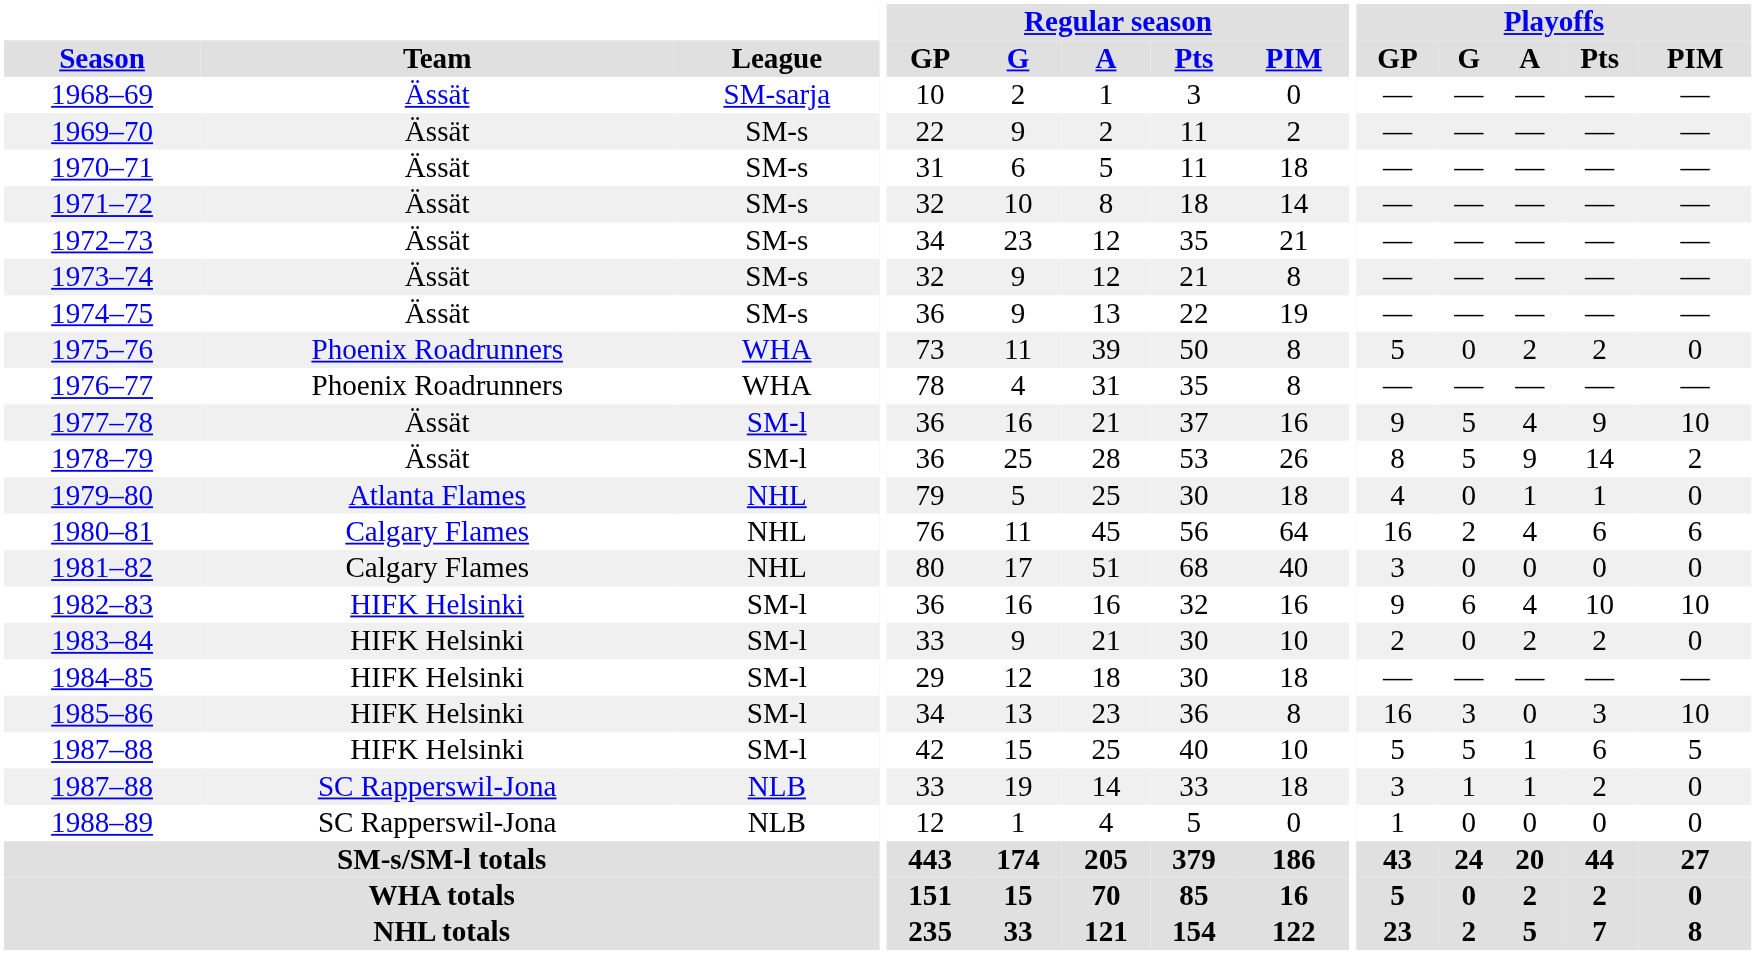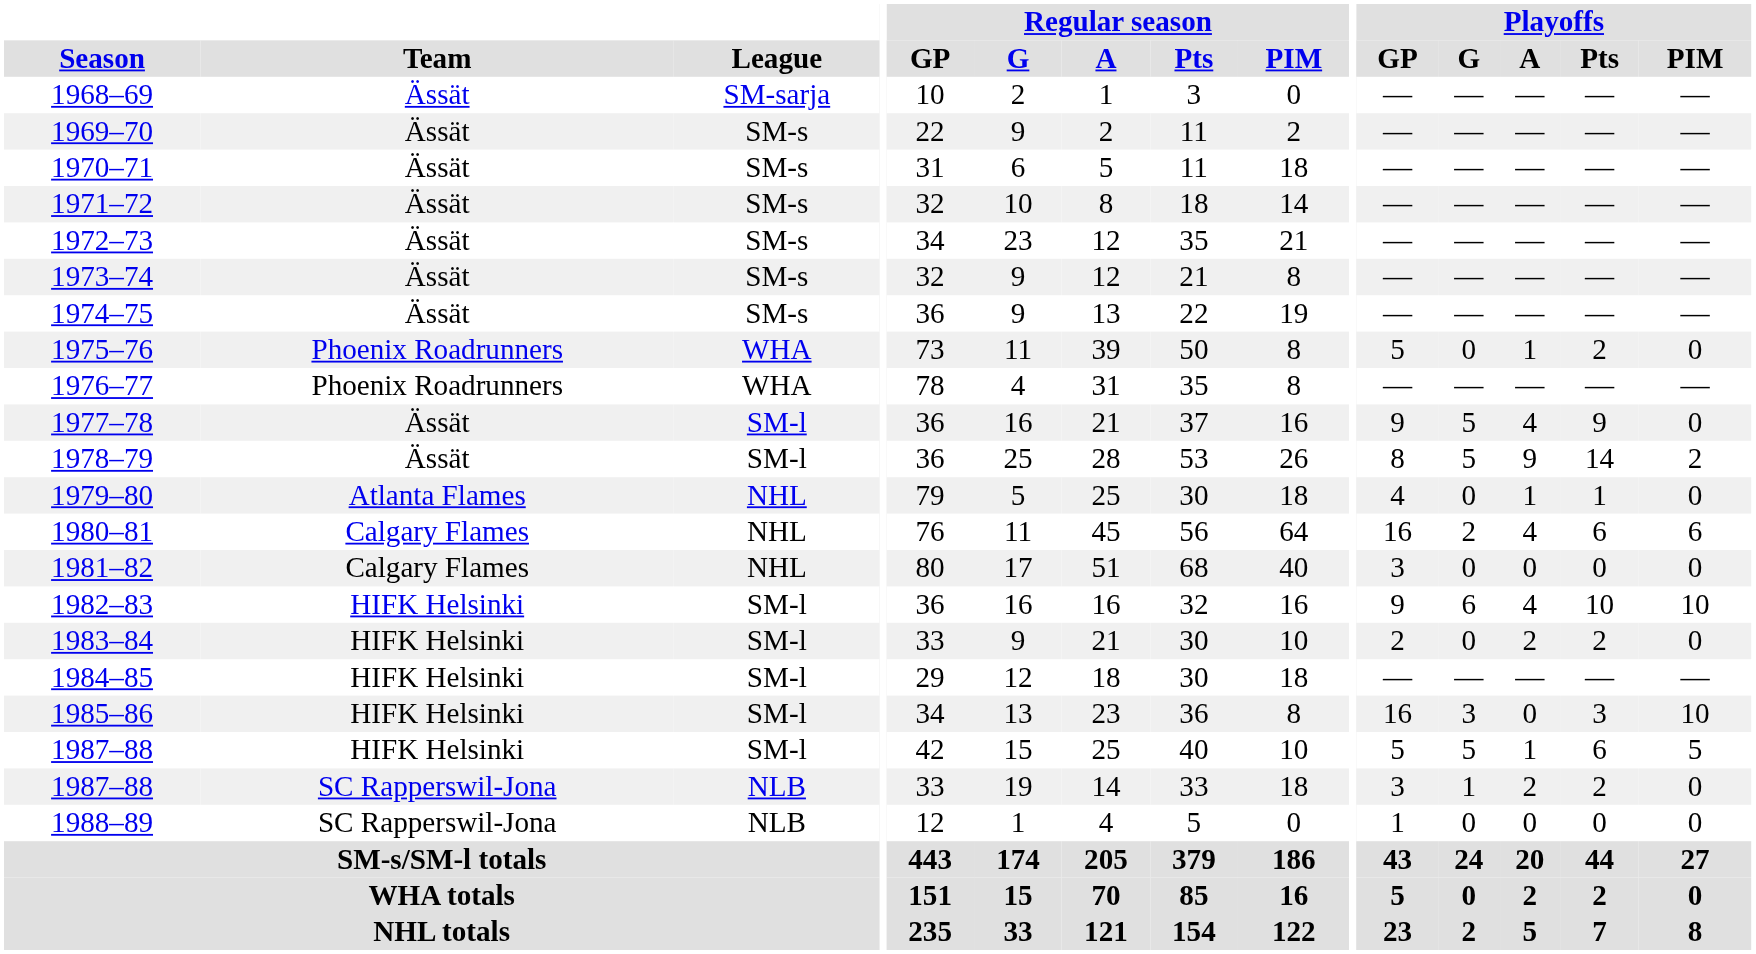(1530, 349) 2 -> (1530, 349) 1
(1695, 422) 10 -> (1695, 422) 0
(1530, 786) 1 -> (1530, 786) 2
